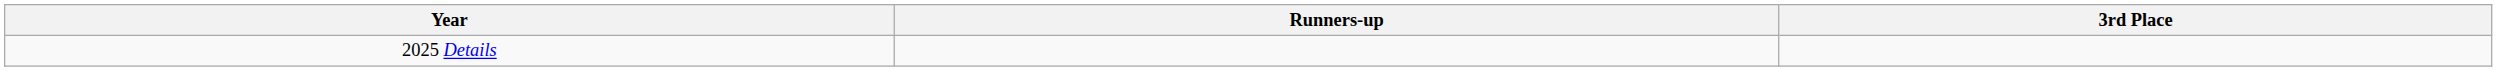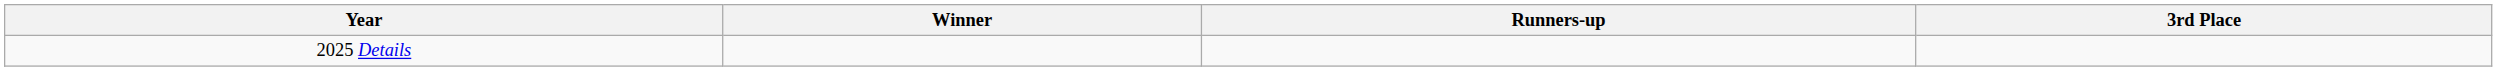+ column: (962, 20)
